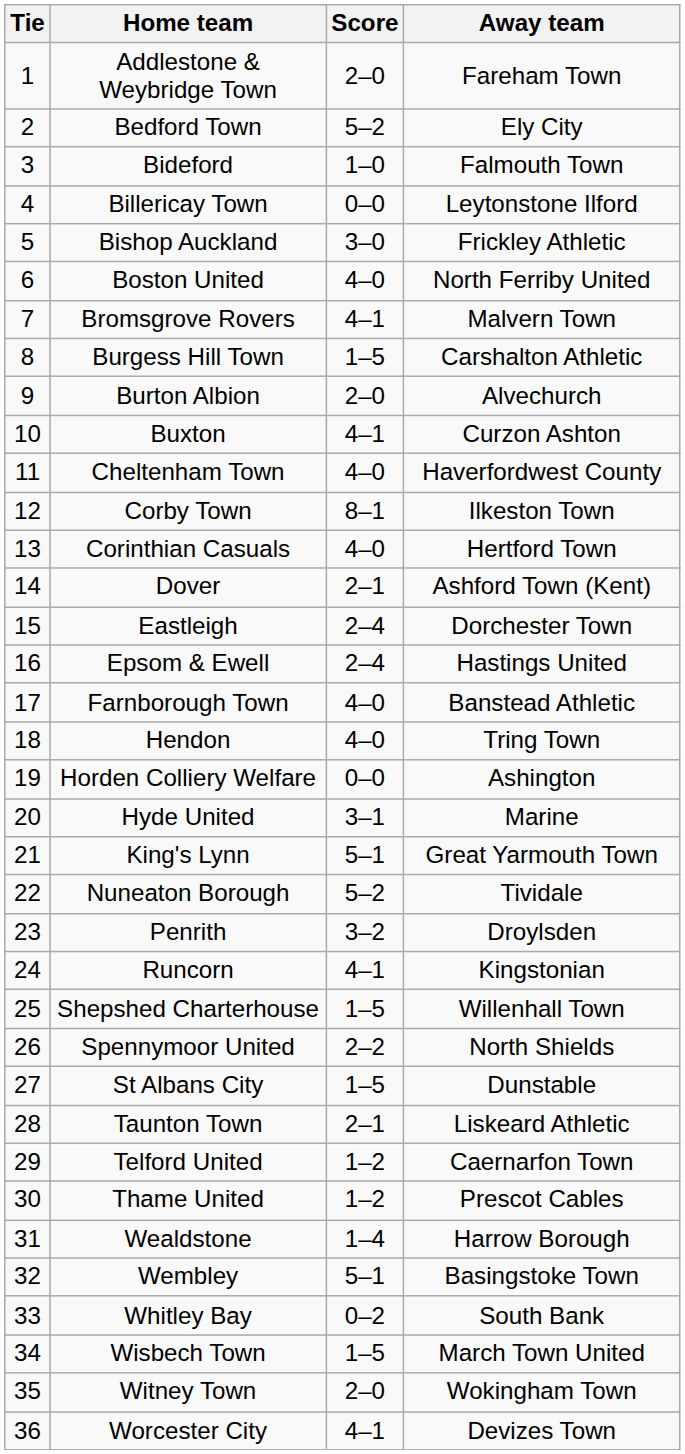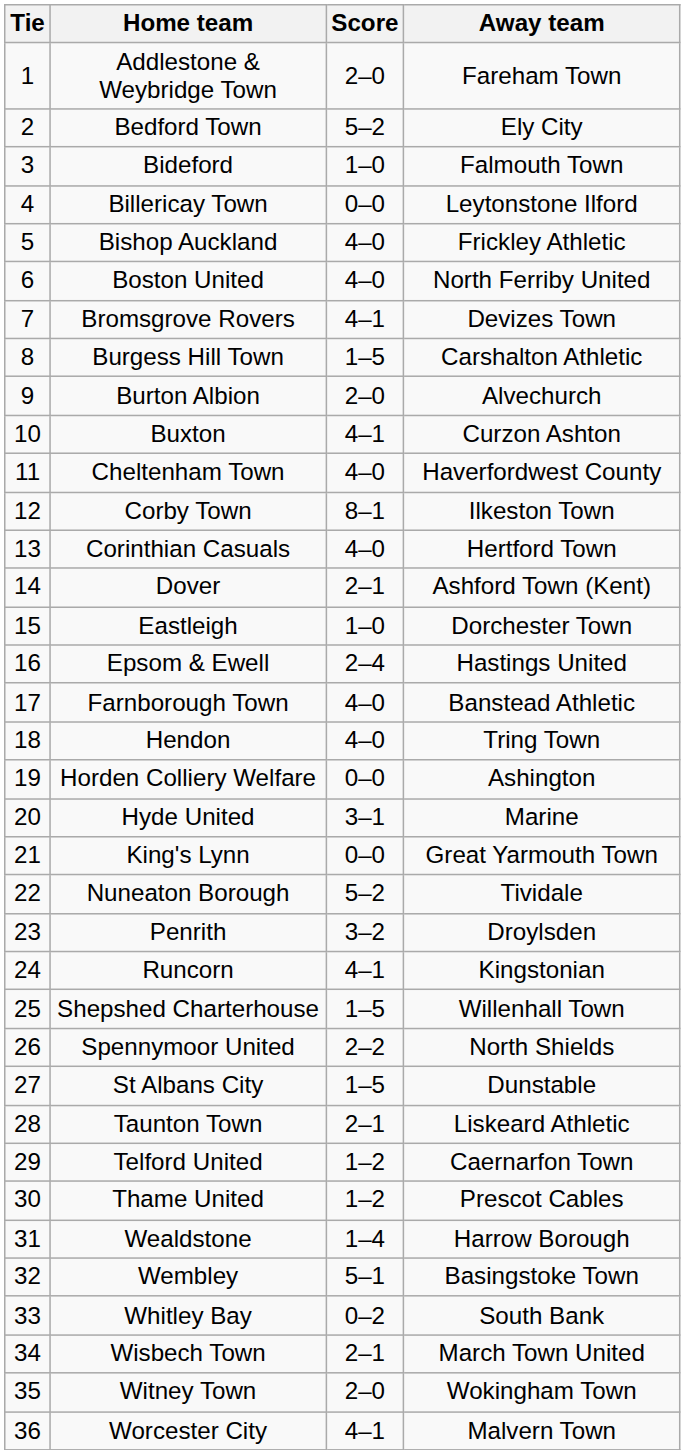(365, 242) 3–0 -> (365, 242) 4–0
(542, 319) Malvern Town -> (542, 319) Devizes Town
(365, 625) 2–4 -> (365, 625) 1–0
(365, 855) 5–1 -> (365, 855) 0–0
(365, 1353) 1–5 -> (365, 1353) 2–1
(542, 1430) Devizes Town -> (542, 1430) Malvern Town
